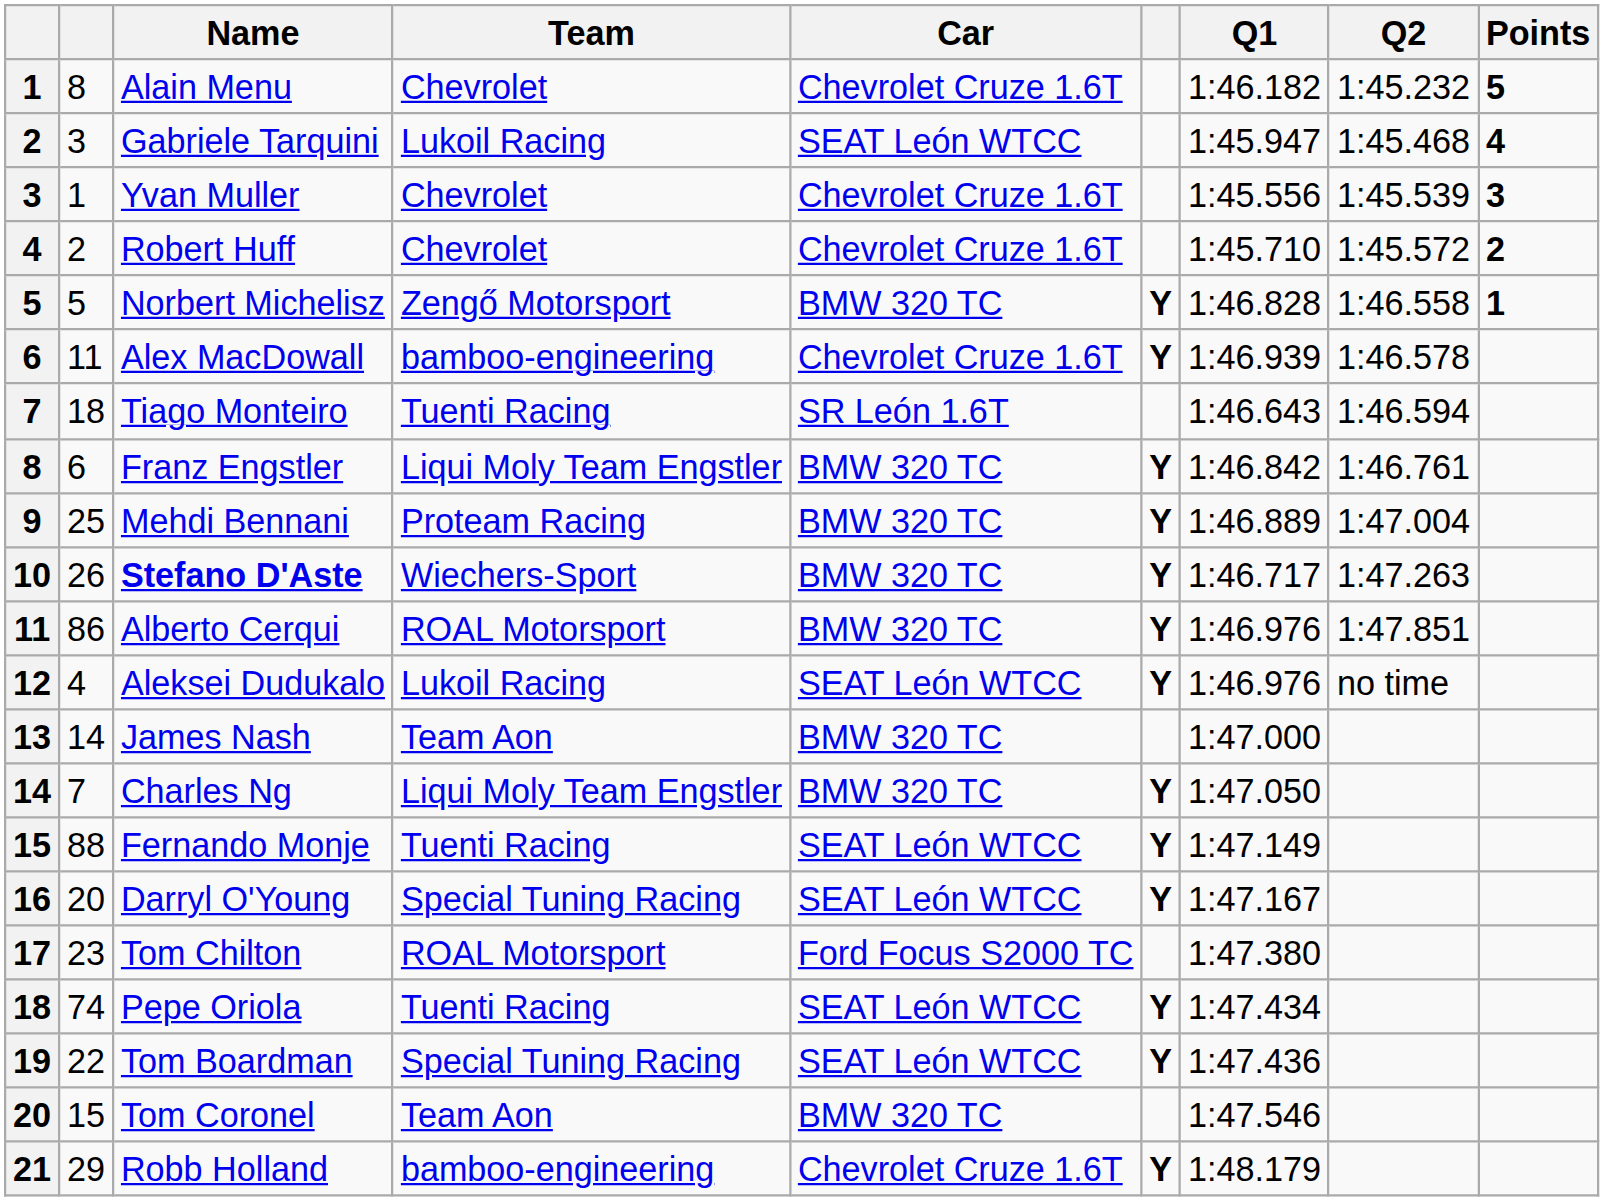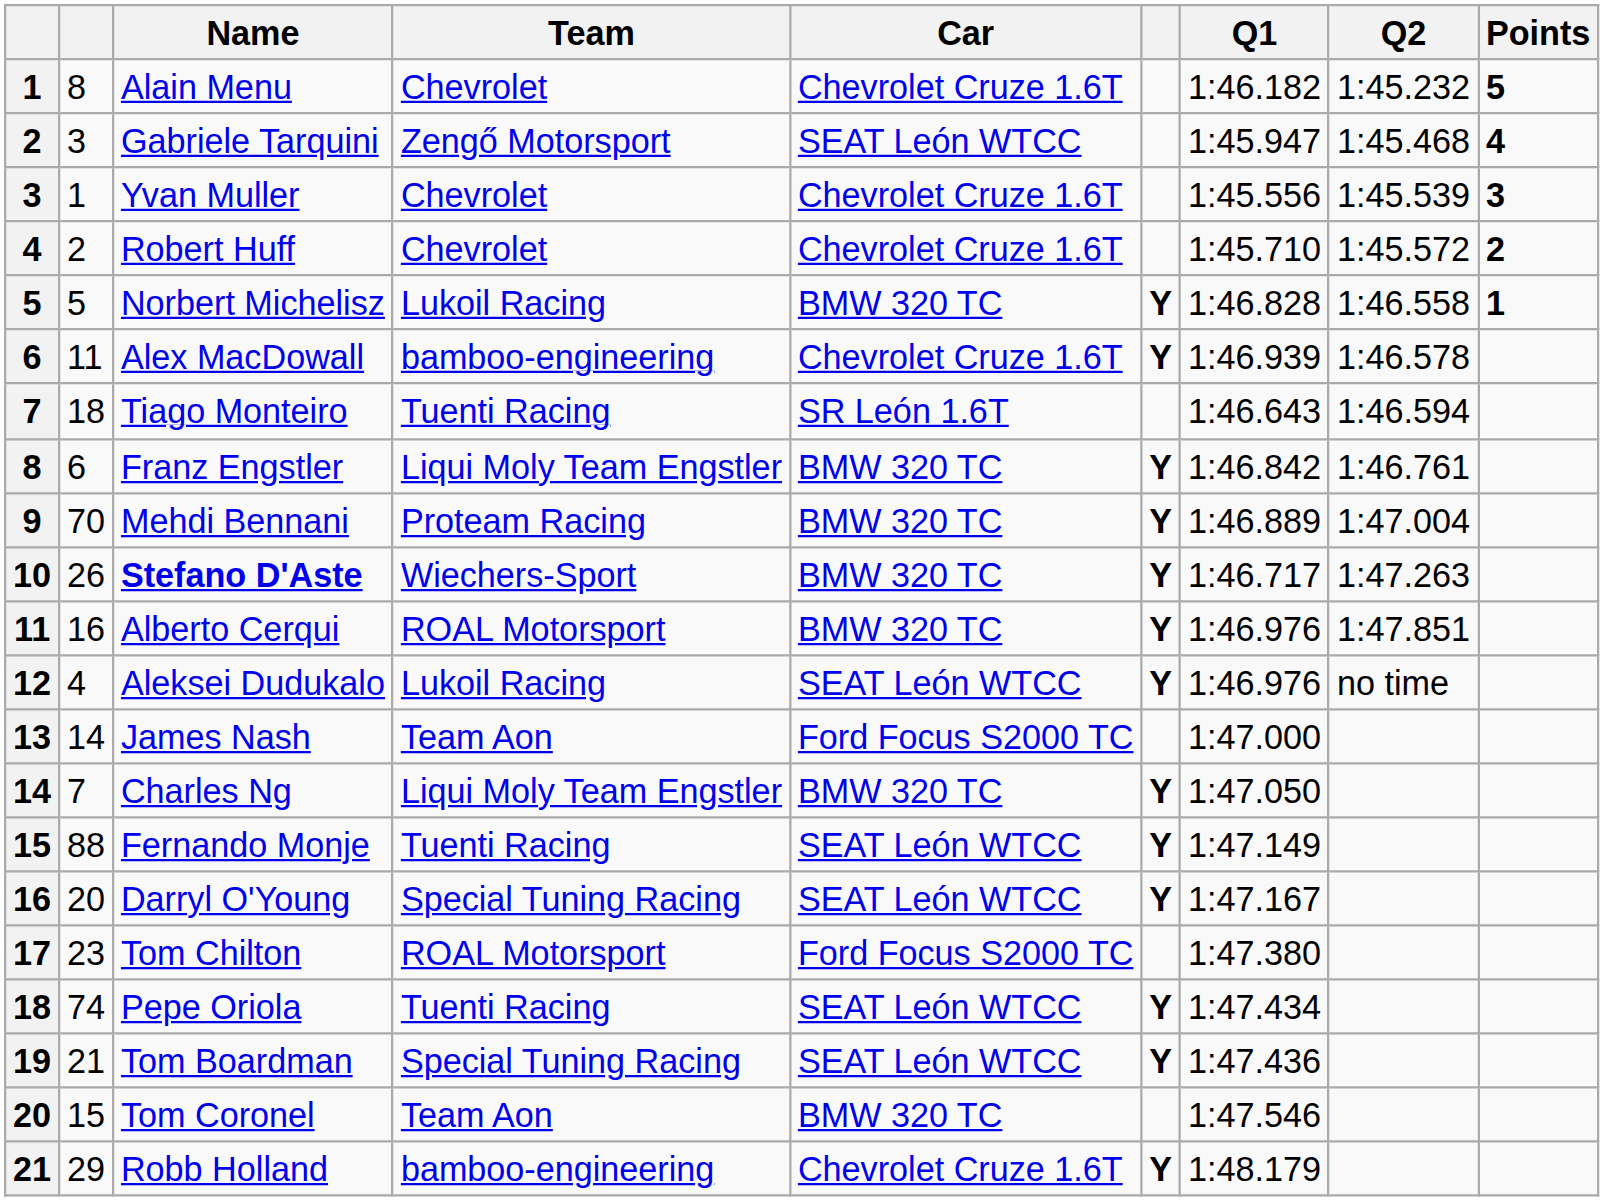(503, 141) Lukoil Racing -> (536, 141) Zengő Motorsport
(536, 303) Zengő Motorsport -> (503, 303) Lukoil Racing
(86, 520) 25 -> (86, 520) 70
(86, 628) 86 -> (86, 628) 16
(900, 736) BMW 320 TC -> (966, 736) Ford Focus S2000 TC
(86, 1061) 22 -> (86, 1061) 21
